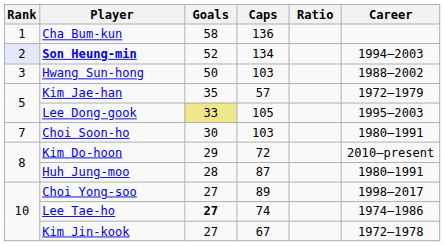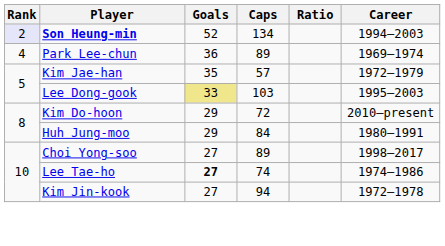- row: (82, 34)
- row: (93, 73)
+ row: (90, 54)
(263, 113) 105 -> (263, 93) 103
- row: (86, 133)
(211, 172) 28 -> (211, 133) 29
(263, 172) 87 -> (263, 133) 84
(263, 231) 67 -> (263, 192) 94
